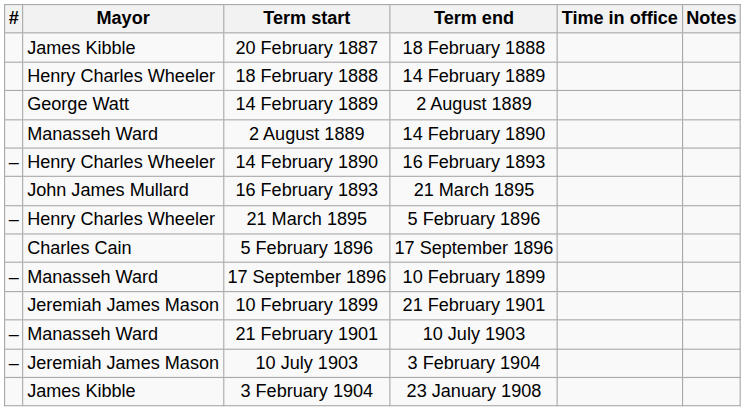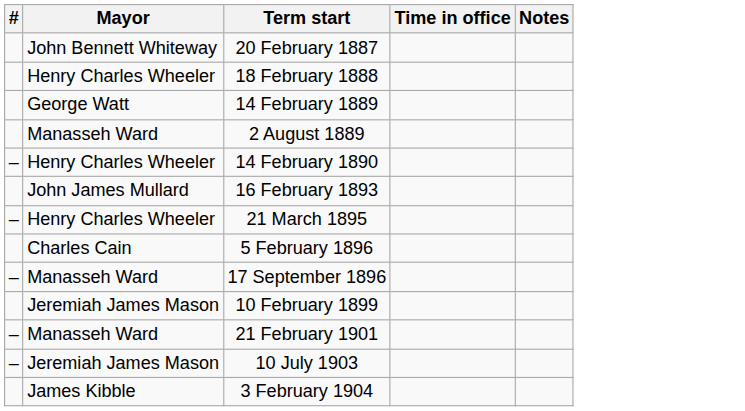- column: (474, 18)
(81, 47) James Kibble -> (122, 47) John Bennett Whiteway
